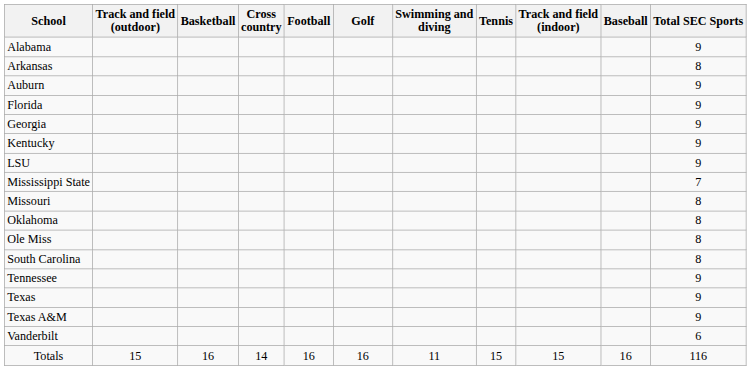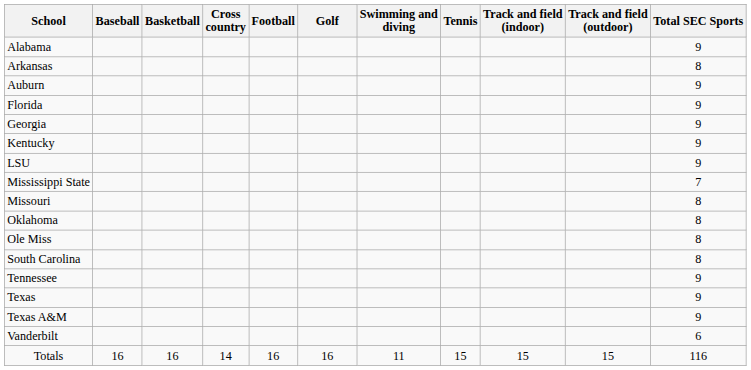columns swapped: (626, 20) <-> (135, 20)
